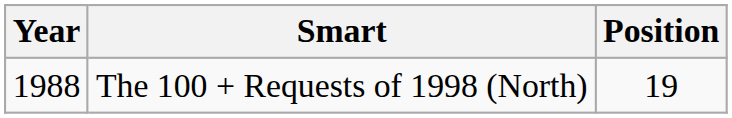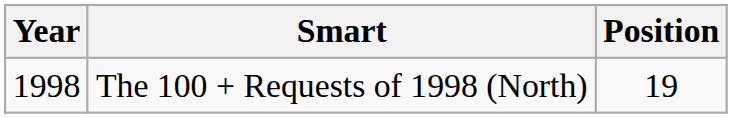(47, 84) 1988 -> (47, 84) 1998
